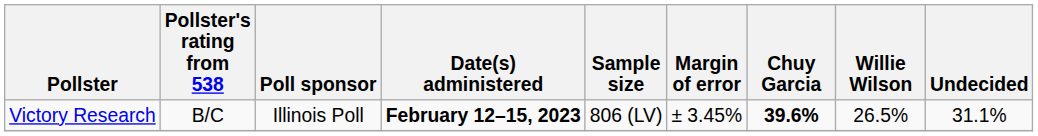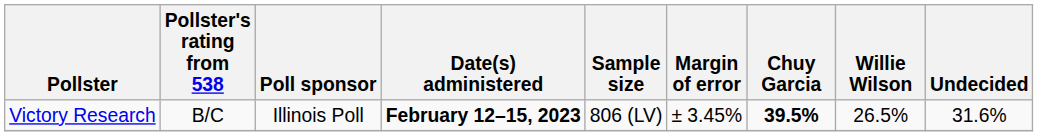(791, 115) 39.6% -> (791, 115) 39.5%
(979, 115) 31.1% -> (979, 115) 31.6%
